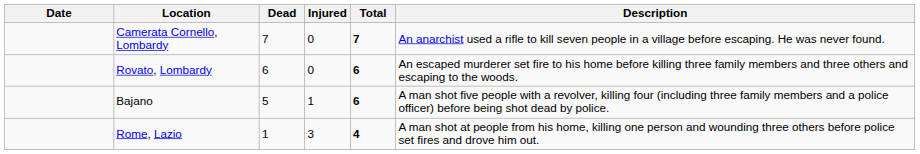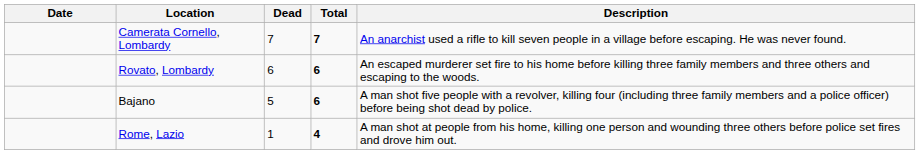- column: (328, 13)
